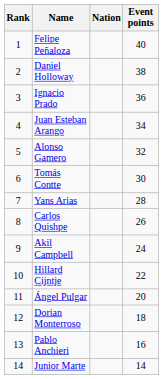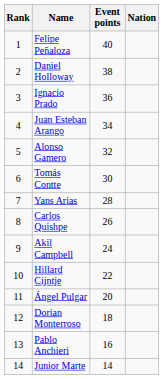columns swapped: (106, 17) <-> (141, 17)
